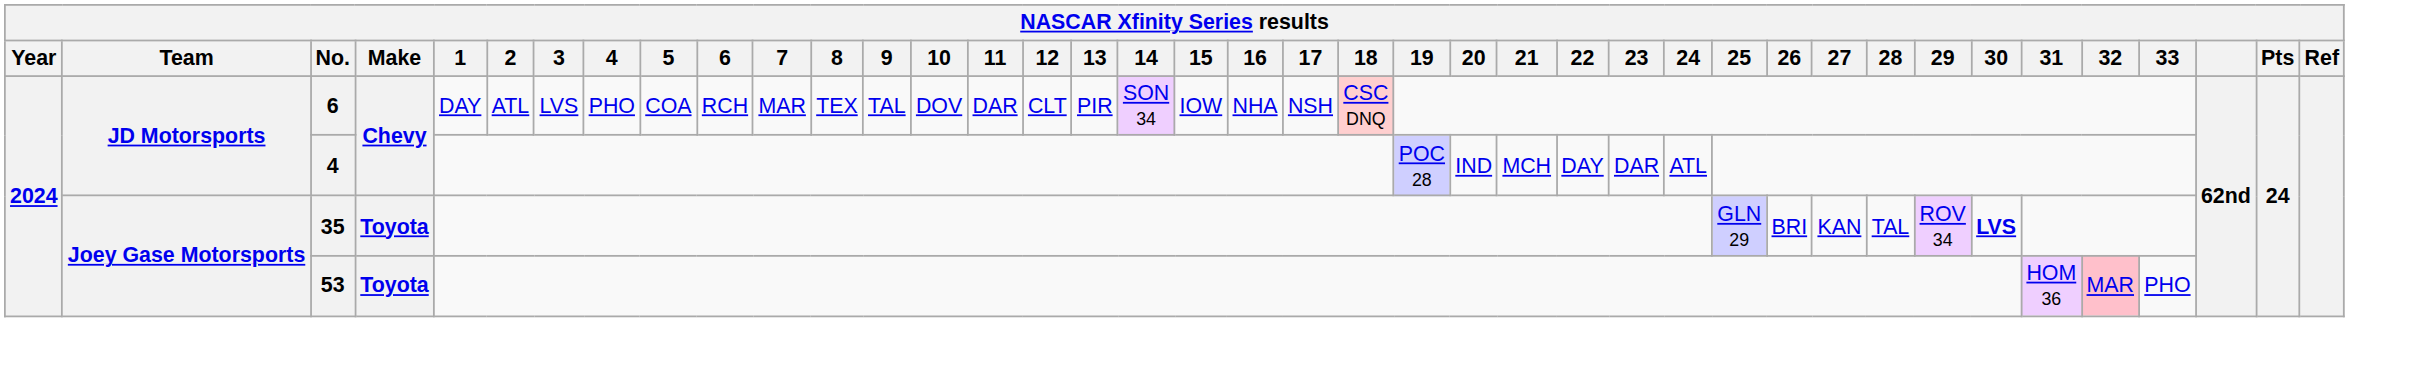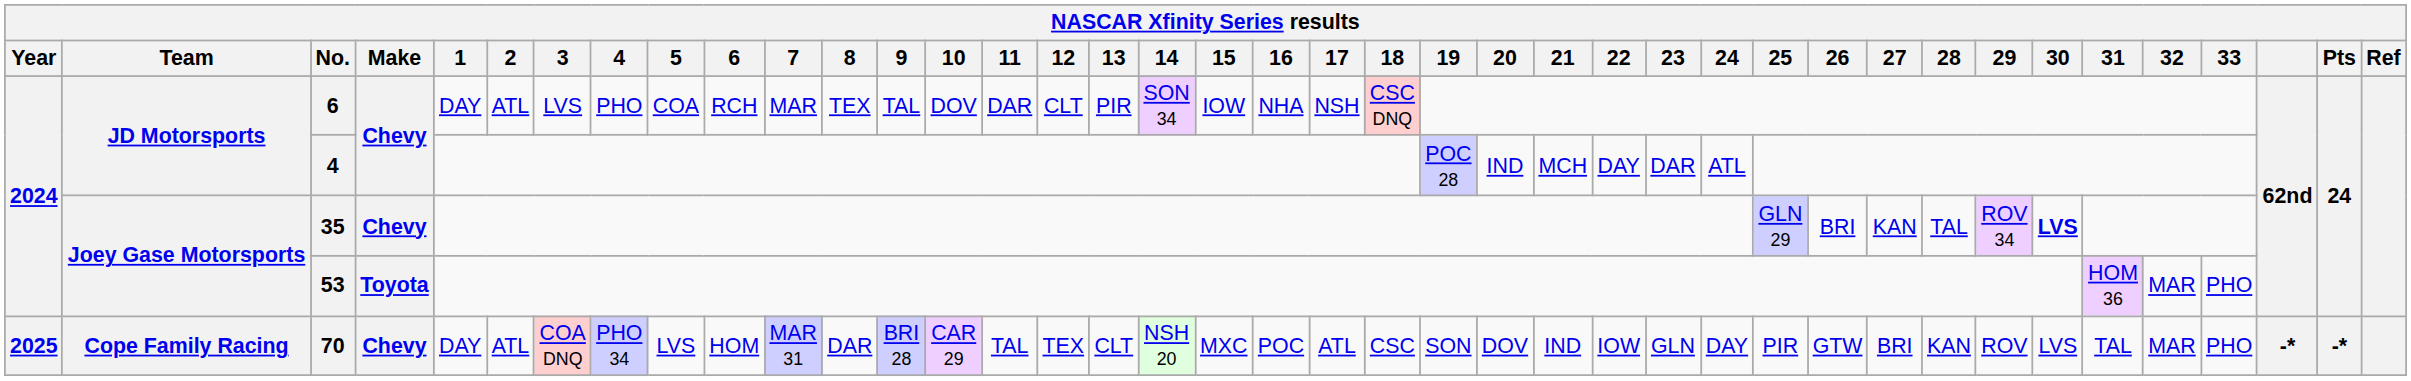(395, 226) Toyota -> (394, 226) Chevy
(2110, 286) pink background -> (2172, 286) no background
+ row: (333, 346)
